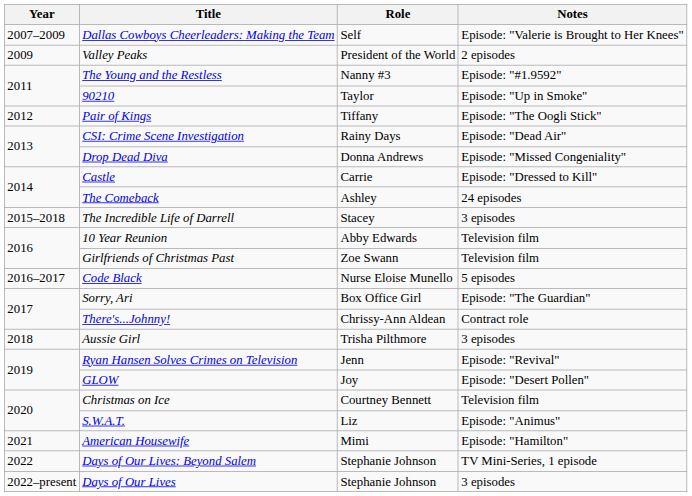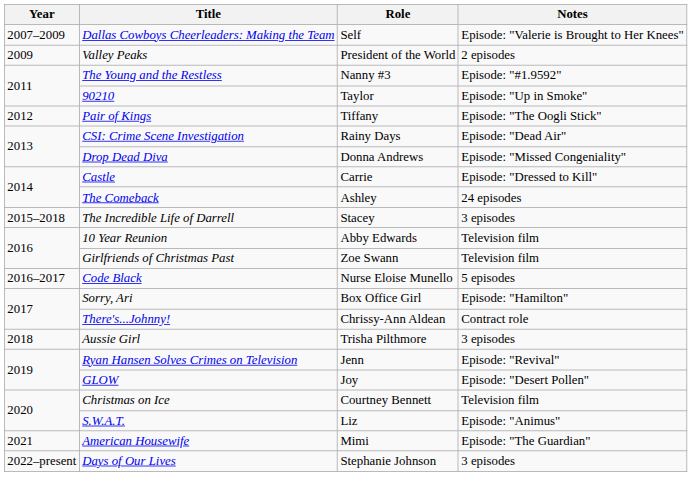(526, 298) Episode: "The Guardian" -> (515, 298) Episode: "Hamilton"
(515, 440) Episode: "Hamilton" -> (526, 440) Episode: "The Guardian"
- row: (169, 461)
